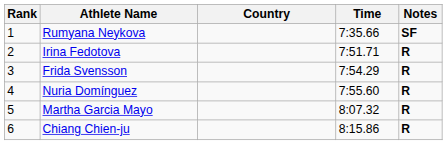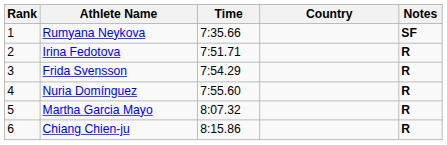columns swapped: (267, 14) <-> (367, 14)
